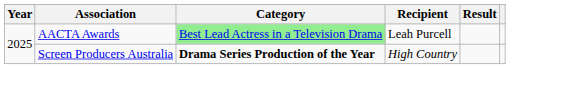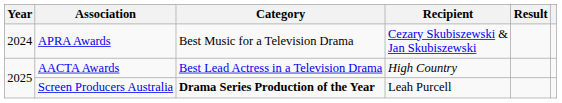+ row: (74, 41)
(281, 34) lightgreen background -> (281, 68) no background
(420, 34) Leah Purcell -> (423, 68) High Country
(423, 53) High Country -> (420, 87) Leah Purcell
